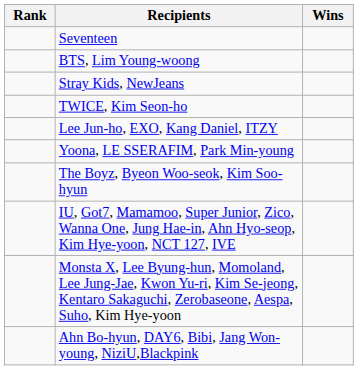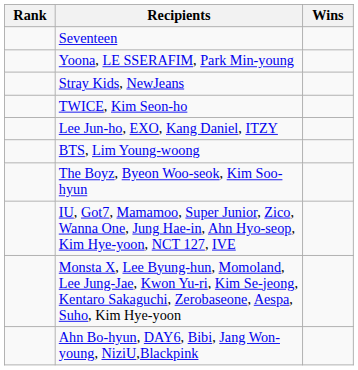rows swapped: (129, 60) <-> (176, 151)
